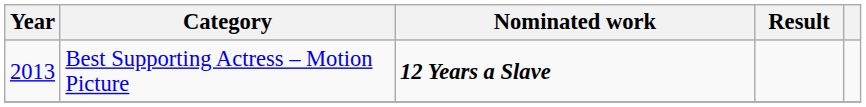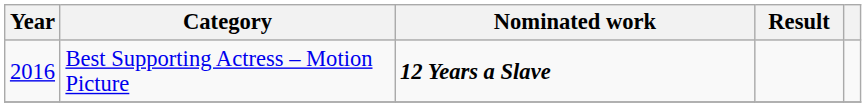(32, 70) 2013 -> (32, 70) 2016
